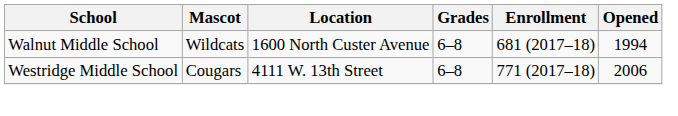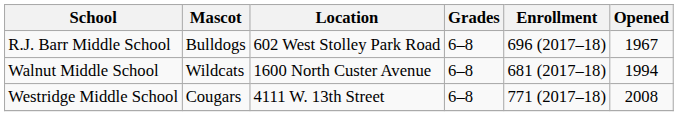+ row: (89, 44)
(630, 70) 2006 -> (641, 96) 2008
